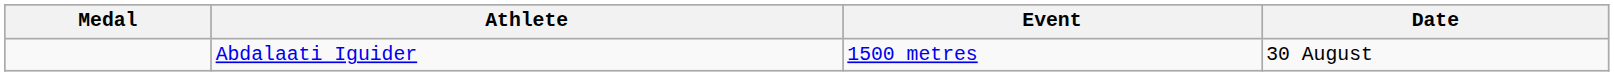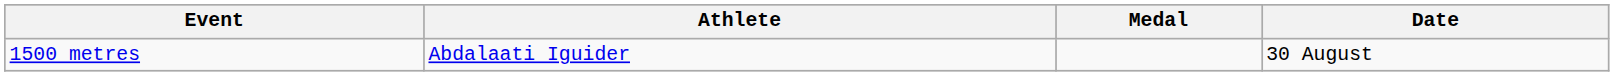columns swapped: (108, 21) <-> (1052, 21)
